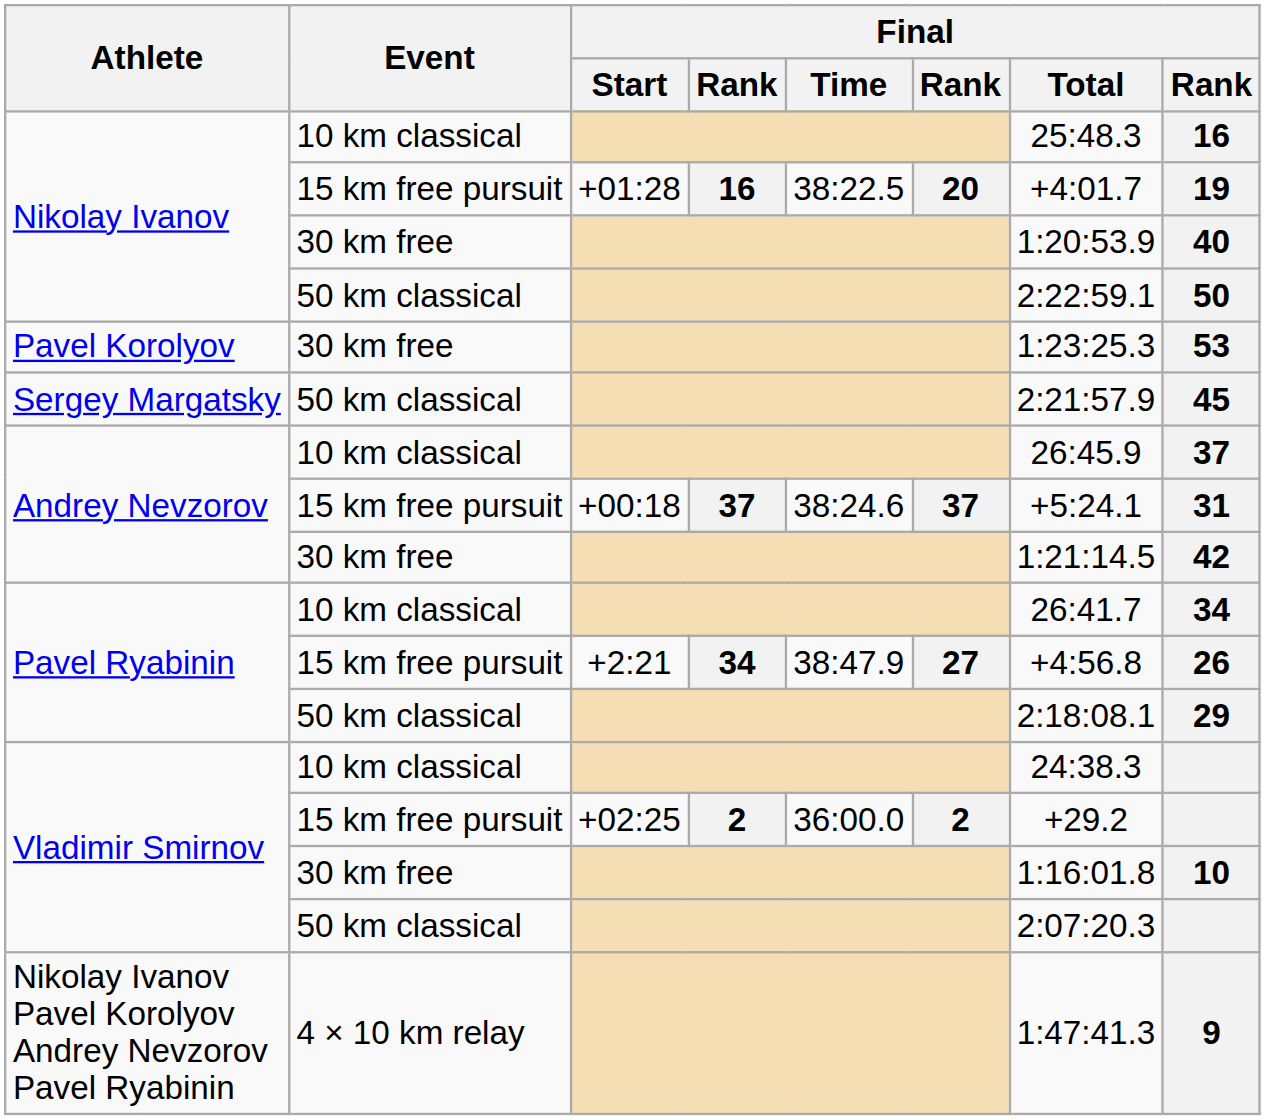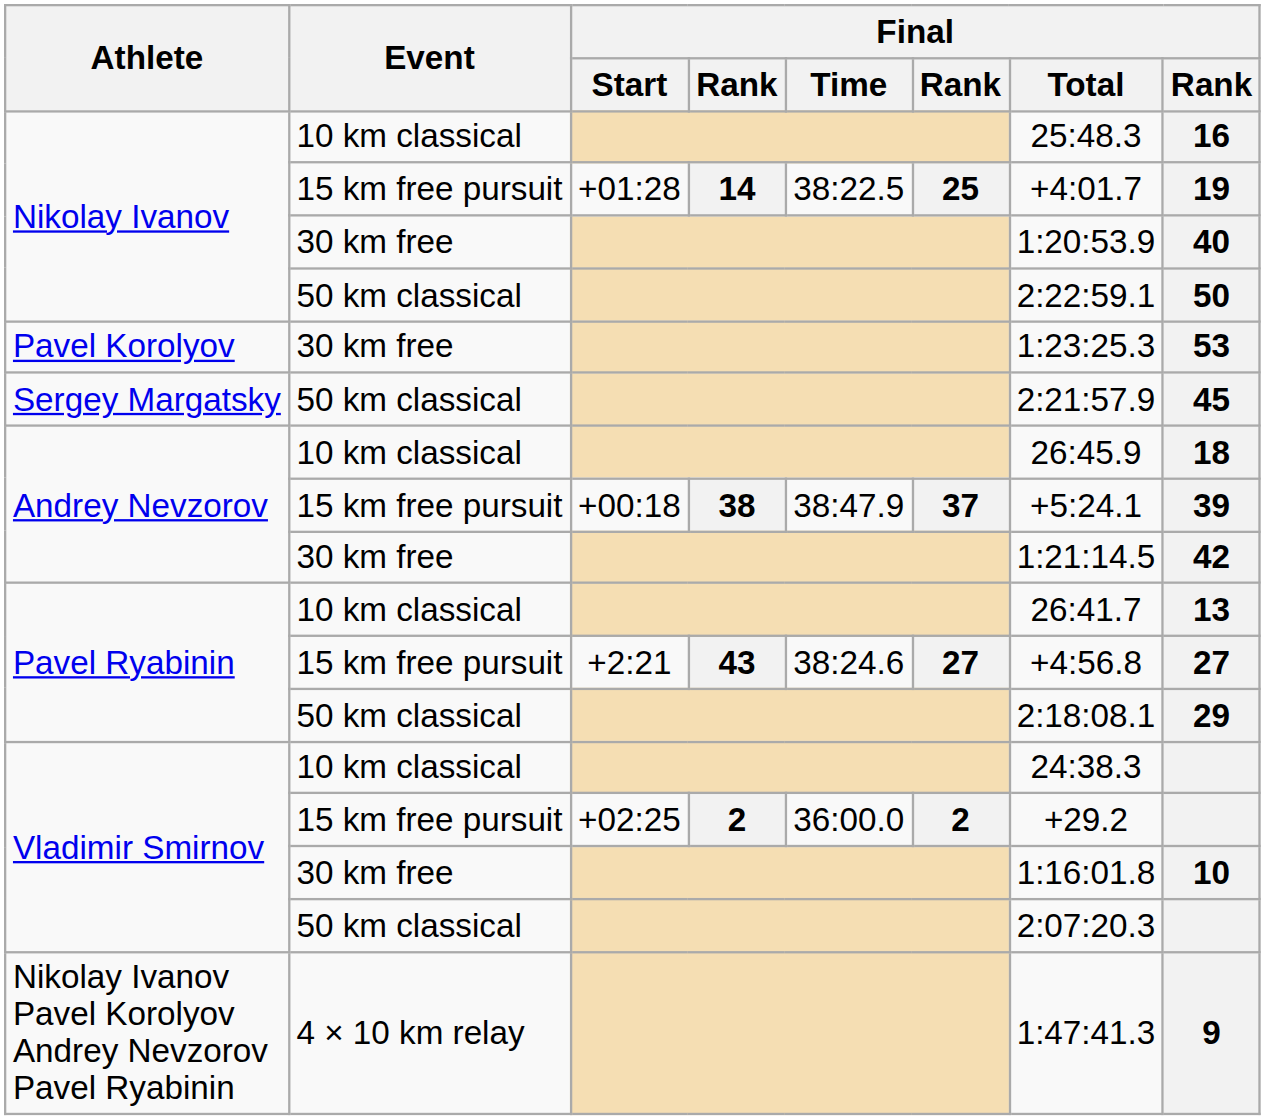(737, 189) 16 -> (737, 189) 14
(960, 189) 20 -> (960, 189) 25
(1212, 452) 37 -> (1212, 452) 18
(737, 505) 37 -> (737, 505) 38
(849, 505) 38:24.6 -> (849, 505) 38:47.9
(1212, 505) 31 -> (1212, 505) 39
(1212, 610) 34 -> (1212, 610) 13
(737, 662) 34 -> (737, 662) 43
(849, 662) 38:47.9 -> (849, 662) 38:24.6
(1212, 662) 26 -> (1212, 662) 27
